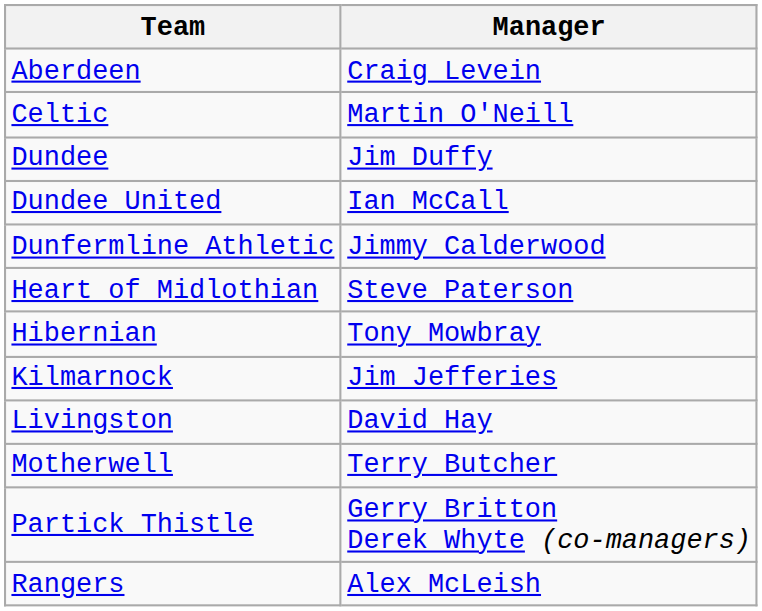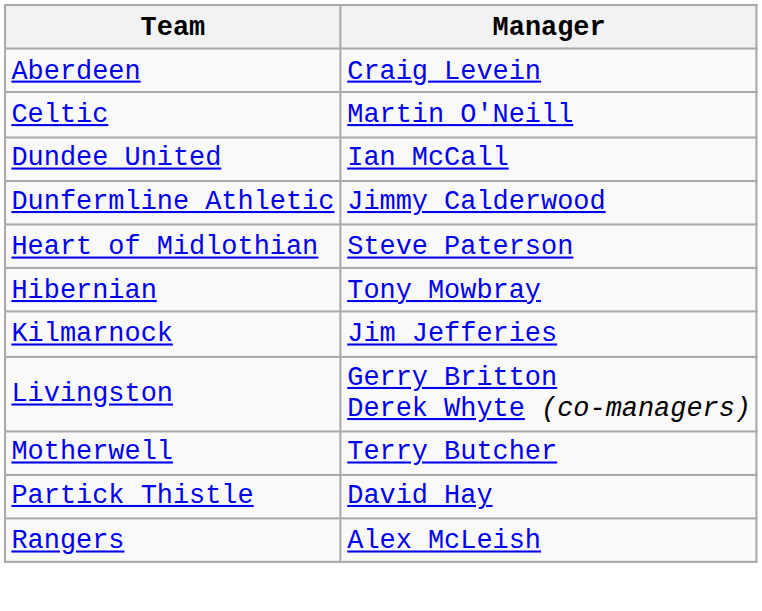- row: (60, 159)
(420, 422) David Hay -> (549, 393) Gerry Britton Derek Whyte (co-managers)
(549, 525) Gerry Britton Derek Whyte (co-managers) -> (420, 497) David Hay
